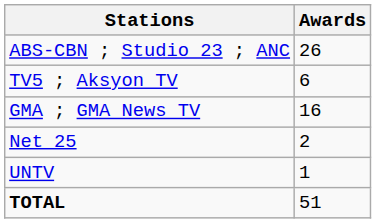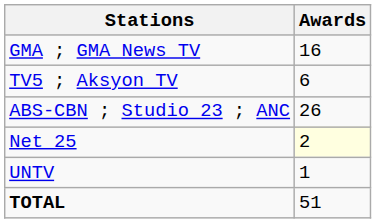rows swapped: (150, 50) <-> (105, 112)
(305, 142) no background -> (305, 142) lightyellow background
